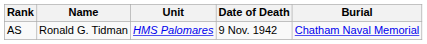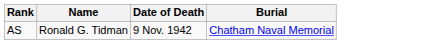- column: (173, 13)
